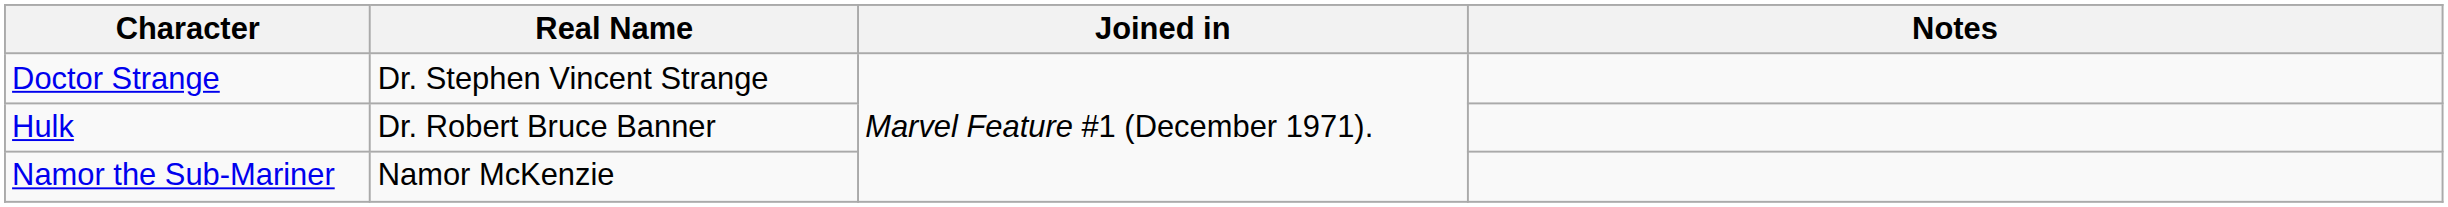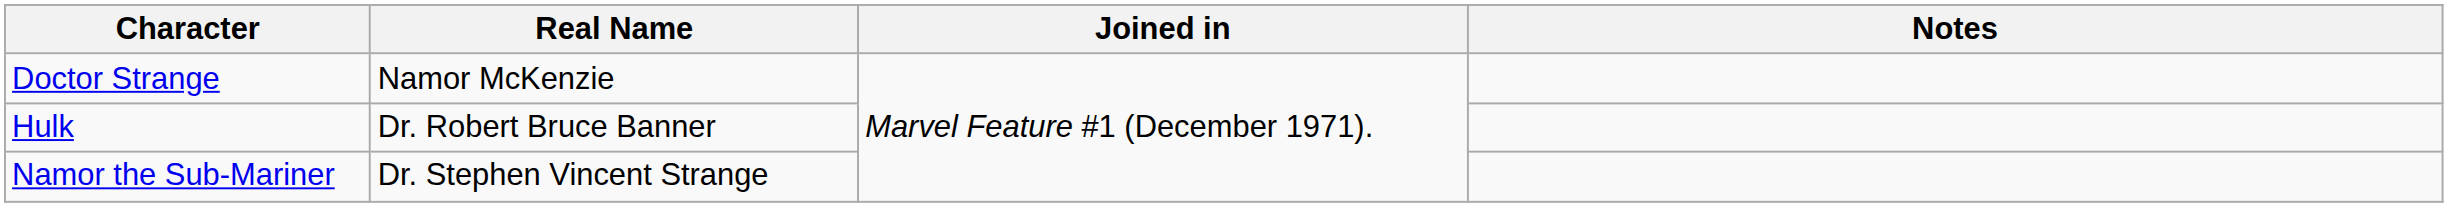(573, 77) Dr. Stephen Vincent Strange -> (496, 77) Namor McKenzie
(496, 175) Namor McKenzie -> (573, 175) Dr. Stephen Vincent Strange
